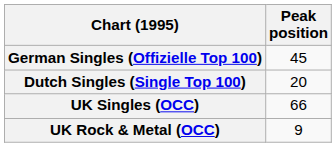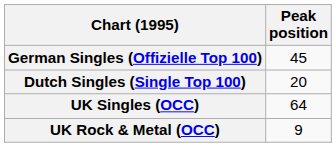(298, 105) 66 -> (298, 105) 64
